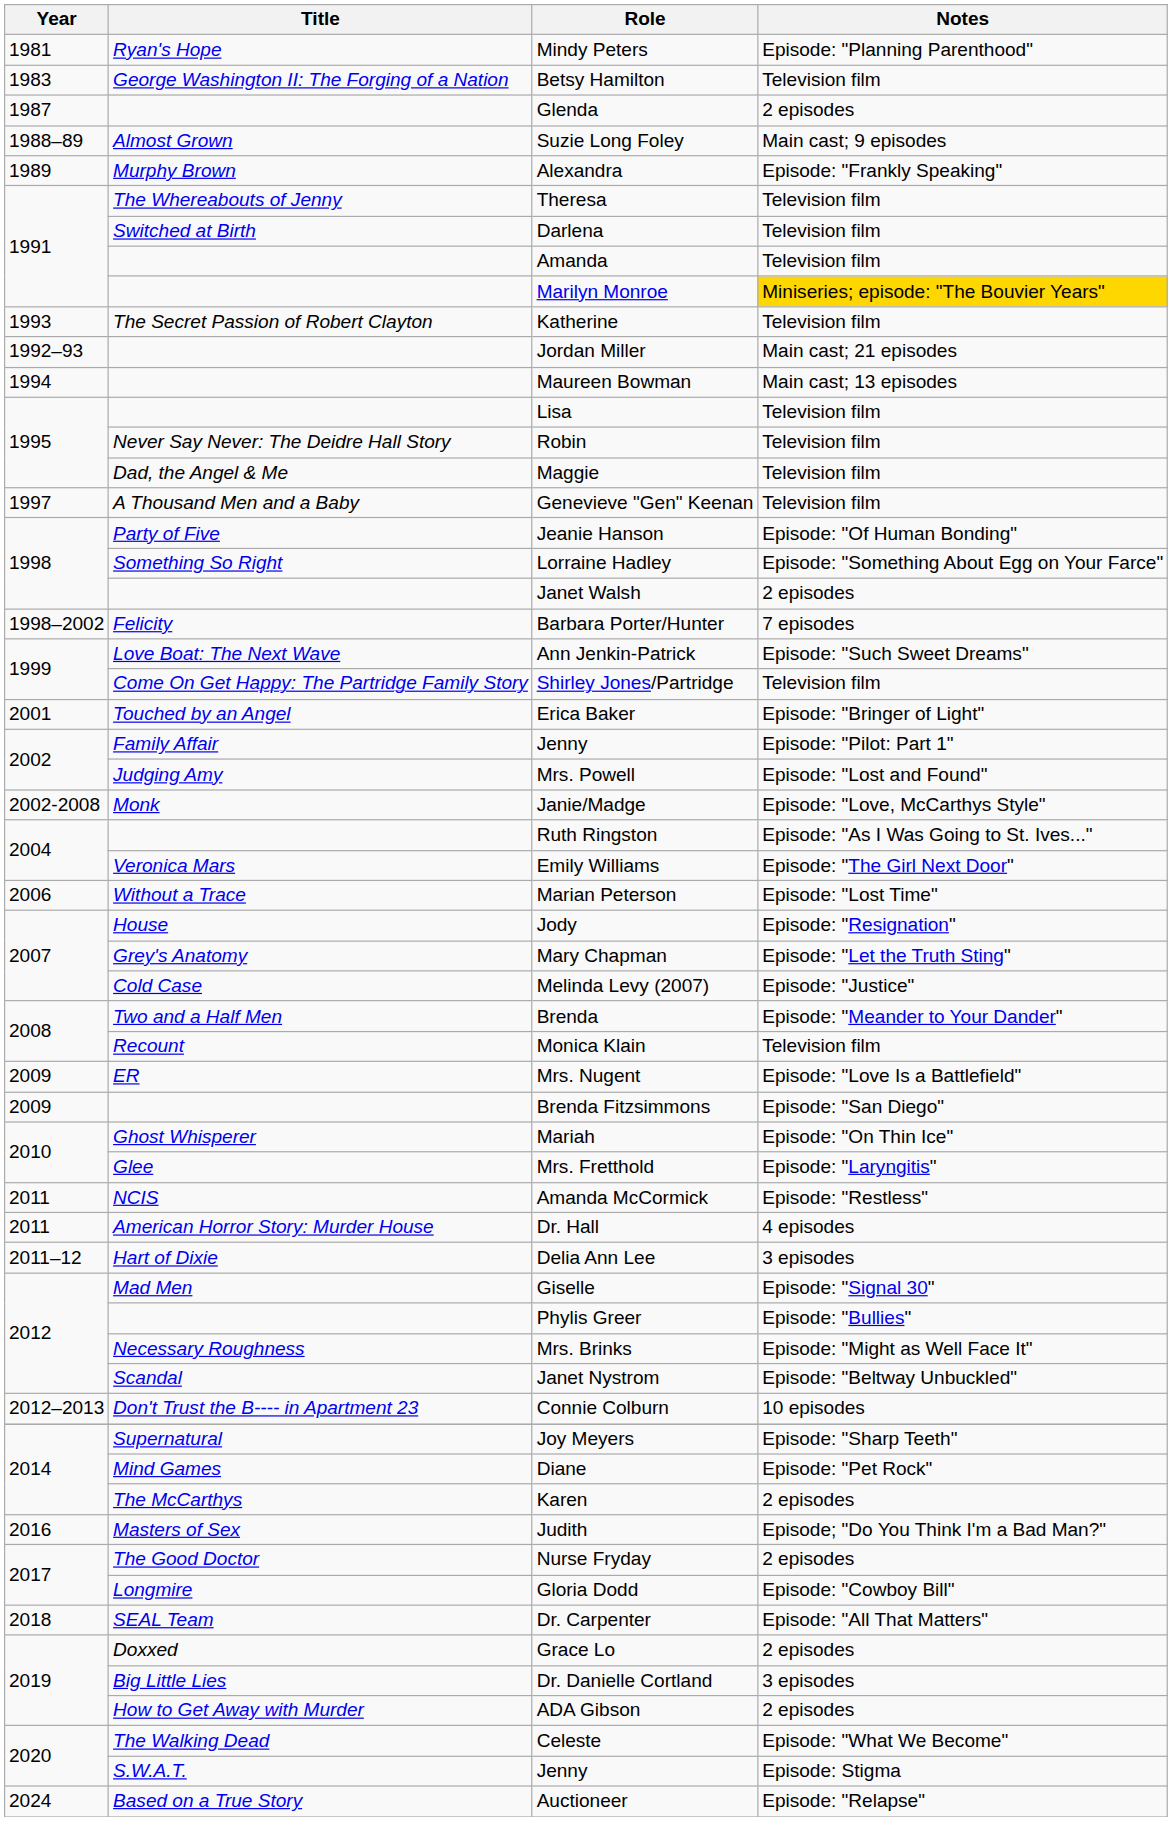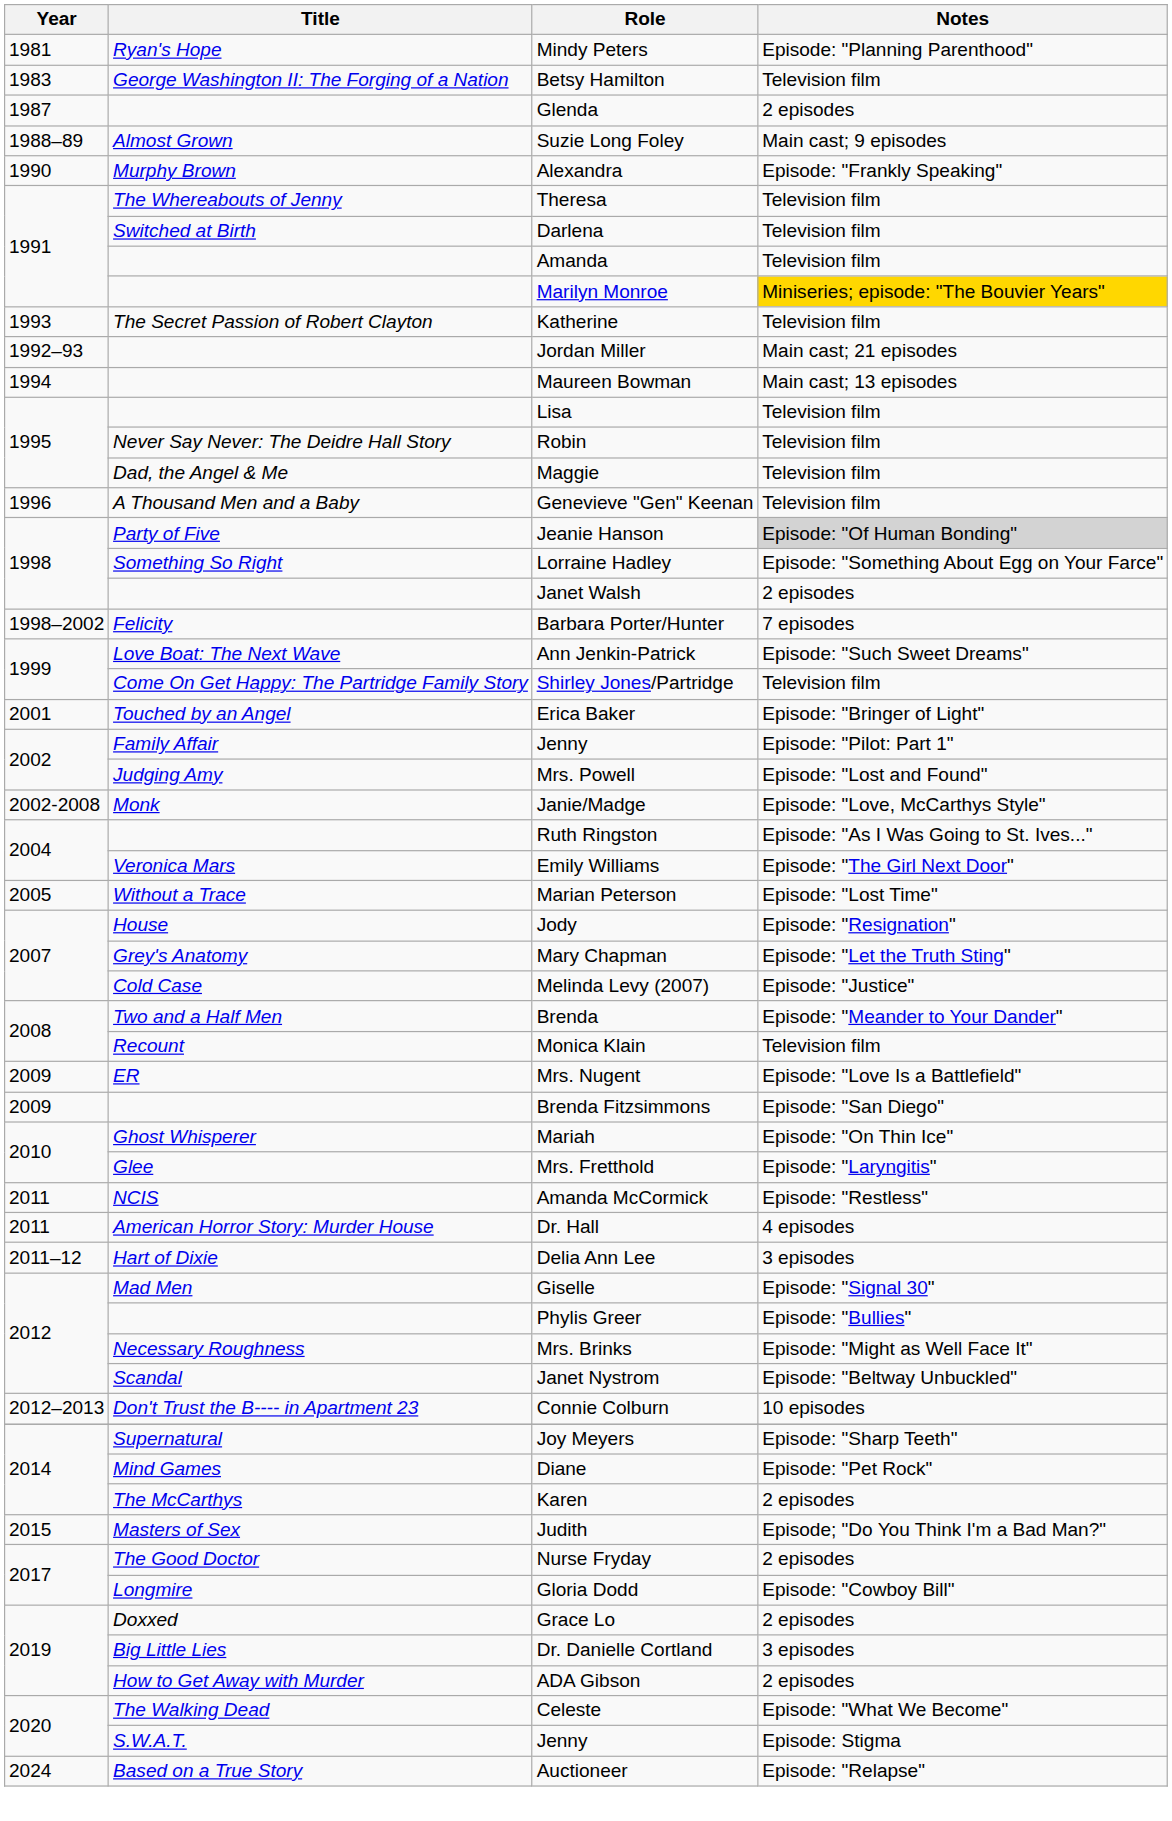(30, 170) 1989 -> (30, 170) 1990
(30, 502) 1997 -> (30, 502) 1996
(890, 532) no background -> (890, 532) lightgrey background
(30, 895) 2006 -> (30, 895) 2005
(30, 1529) 2016 -> (30, 1529) 2015
- row: (163, 1619)
